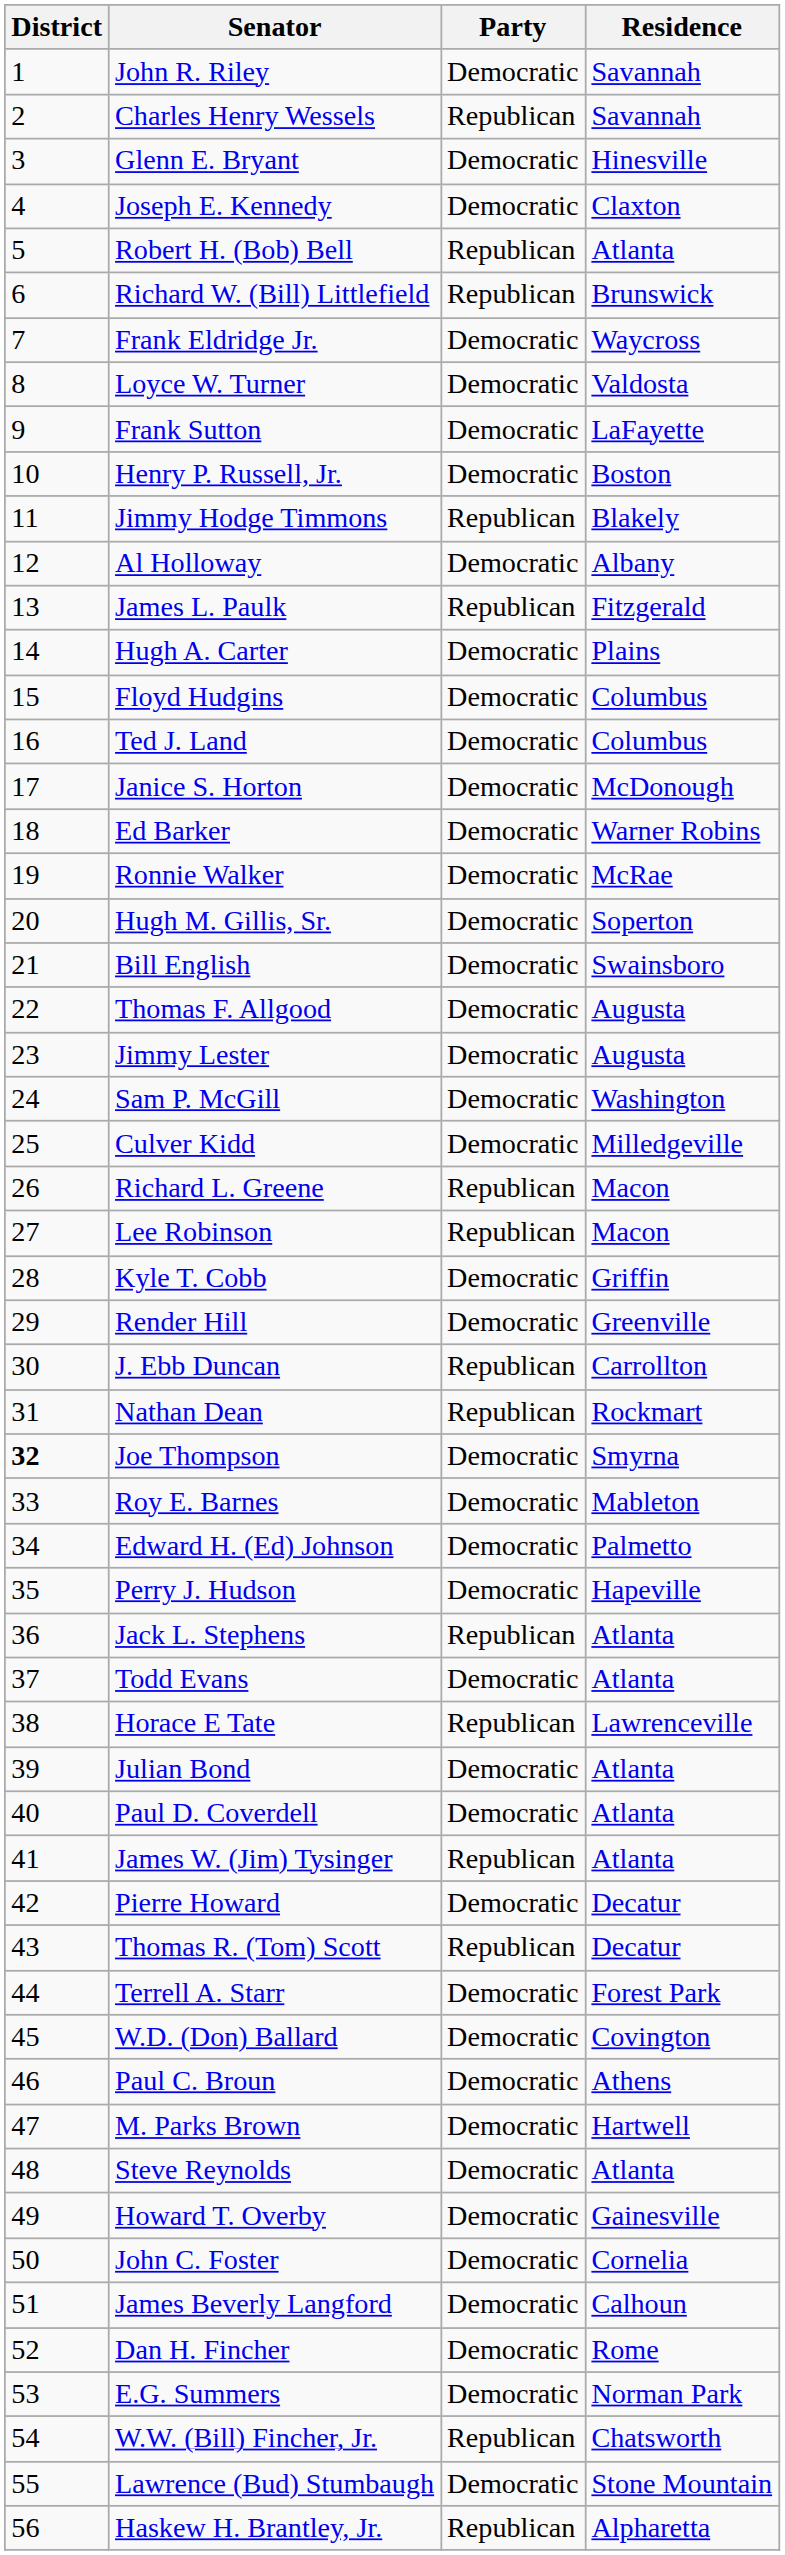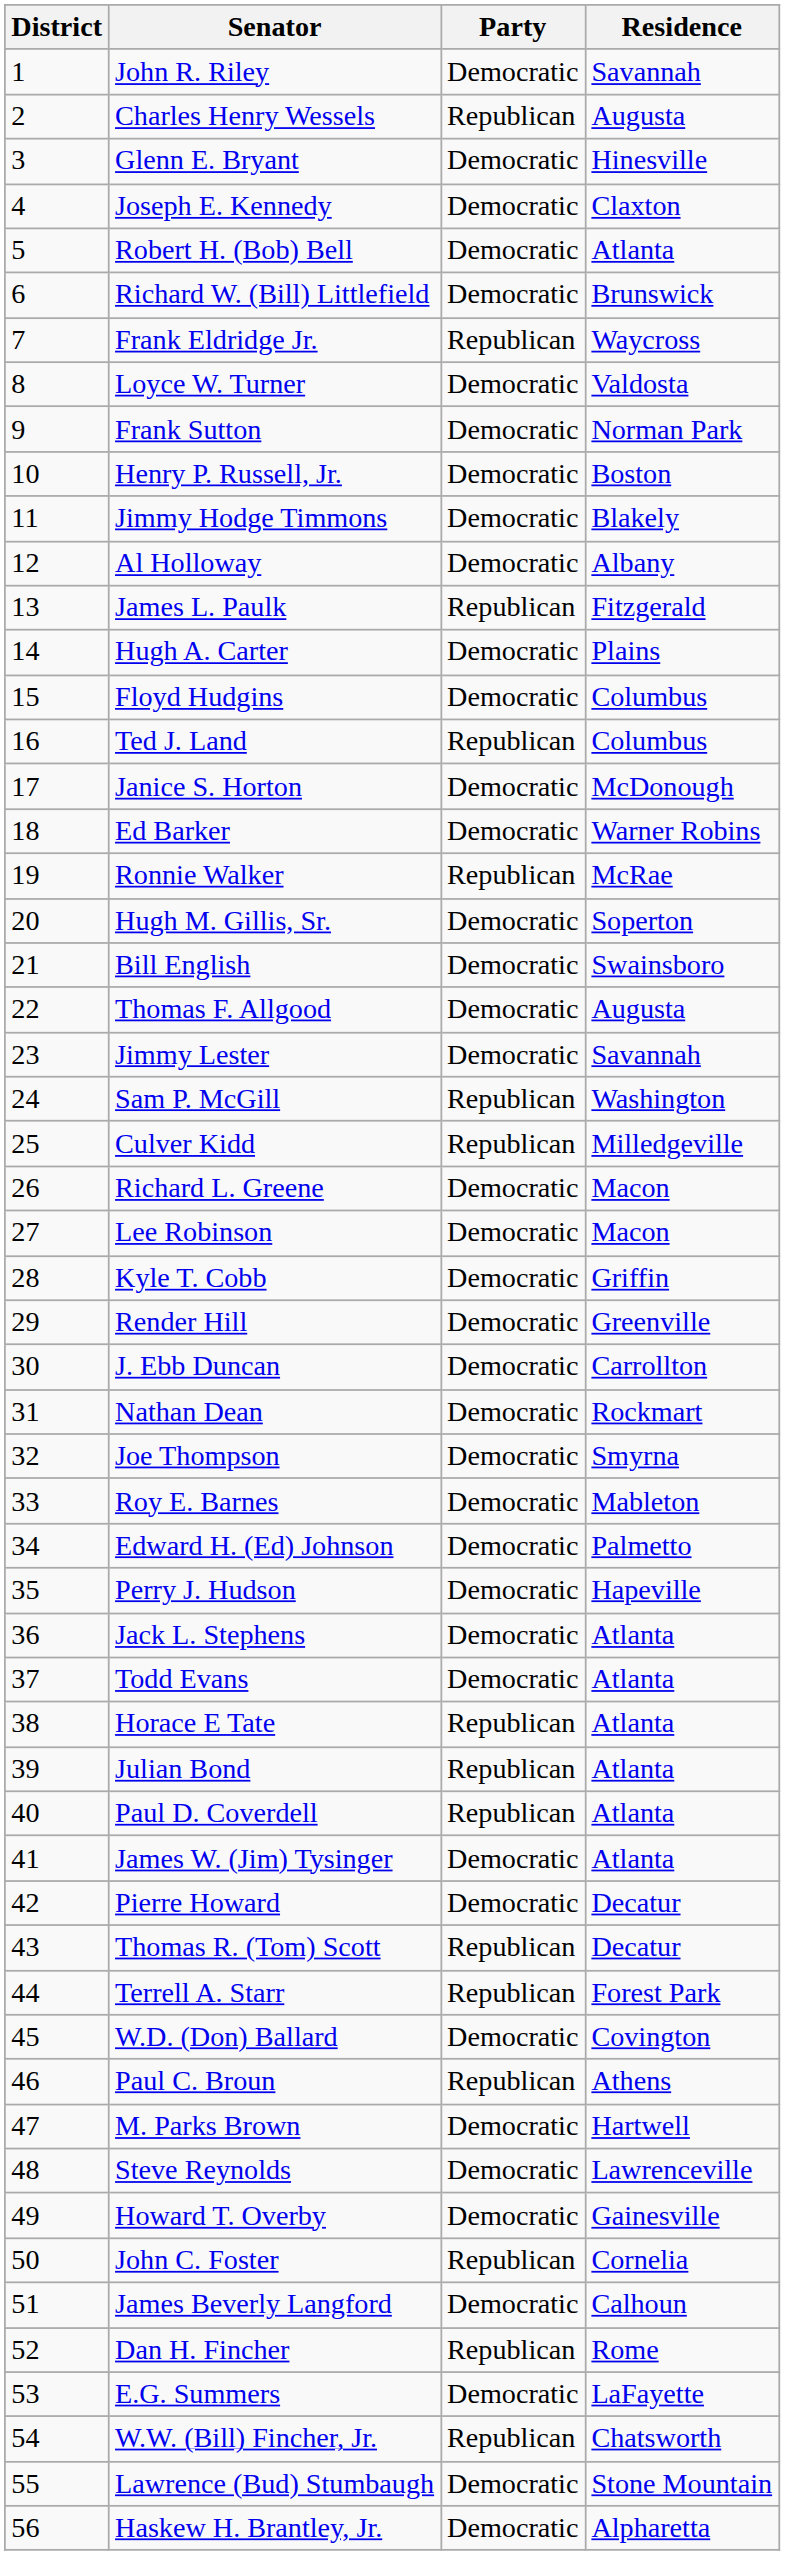(646, 116) Savannah -> (638, 116) Augusta
(511, 250) Republican -> (513, 250) Democratic
(511, 294) Republican -> (513, 294) Democratic
(513, 339) Democratic -> (511, 339) Republican
(648, 428) LaFayette -> (667, 428) Norman Park
(511, 518) Republican -> (513, 518) Democratic
(513, 741) Democratic -> (511, 741) Republican
(513, 875) Democratic -> (511, 875) Republican
(638, 1054) Augusta -> (646, 1054) Savannah
(513, 1098) Democratic -> (511, 1098) Republican
(513, 1143) Democratic -> (511, 1143) Republican
(511, 1187) Republican -> (513, 1187) Democratic
(511, 1232) Republican -> (513, 1232) Democratic
(511, 1366) Republican -> (513, 1366) Democratic
(511, 1411) Republican -> (513, 1411) Democratic
(25, 1455) bold -> (25, 1455) normal
(511, 1634) Republican -> (513, 1634) Democratic
(672, 1723) Lawrenceville -> (633, 1723) Atlanta
(513, 1768) Democratic -> (511, 1768) Republican
(513, 1813) Democratic -> (511, 1813) Republican
(511, 1857) Republican -> (513, 1857) Democratic
(513, 1991) Democratic -> (511, 1991) Republican
(513, 2081) Democratic -> (511, 2081) Republican
(633, 2170) Atlanta -> (672, 2170) Lawrenceville
(513, 2259) Democratic -> (511, 2259) Republican
(513, 2349) Democratic -> (511, 2349) Republican
(667, 2393) Norman Park -> (648, 2393) LaFayette
(511, 2527) Republican -> (513, 2527) Democratic
